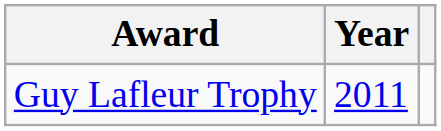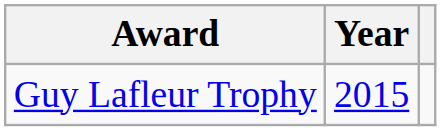(371, 93) 2011 -> (372, 93) 2015
